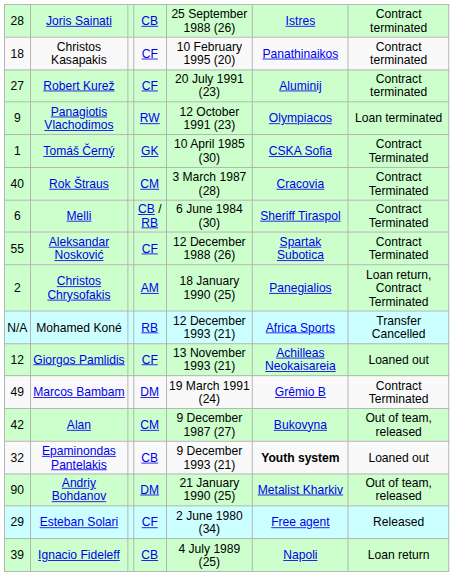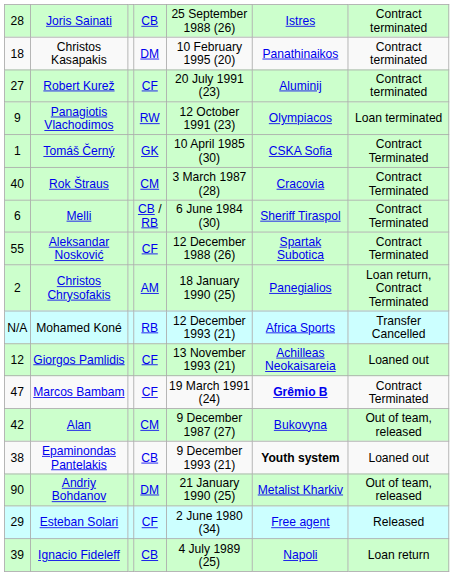(150, 54) CF -> (150, 54) DM
(17, 393) 49 -> (17, 393) 47
(150, 393) DM -> (150, 393) CF
(300, 393) normal -> (300, 393) bold
(17, 458) 32 -> (17, 458) 38
